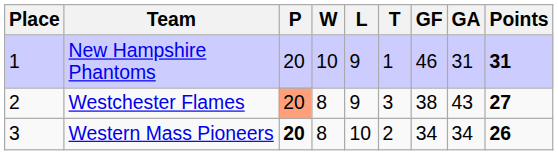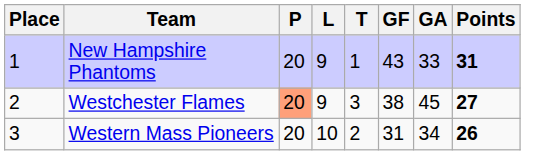- column: (328, 19)
(426, 61) 46 -> (393, 61) 43
(462, 61) 31 -> (429, 61) 33
(462, 103) 43 -> (429, 103) 45
(294, 133) bold -> (294, 133) normal
(426, 133) 34 -> (393, 133) 31
